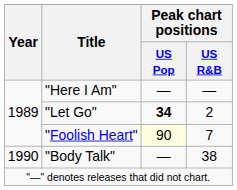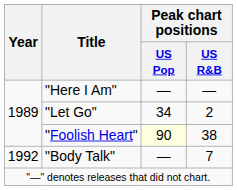(164, 113) bold -> (164, 113) normal
(209, 135) 7 -> (209, 135) 38
(23, 157) 1990 -> (23, 157) 1992
(209, 157) 38 -> (209, 157) 7
